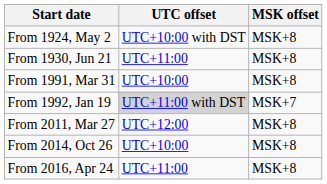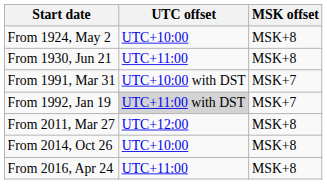(184, 37) UTC+10:00 with DST -> (155, 37) UTC+10:00
(155, 80) UTC+10:00 -> (184, 80) UTC+10:00 with DST
(274, 80) MSK+8 -> (274, 80) MSK+7
